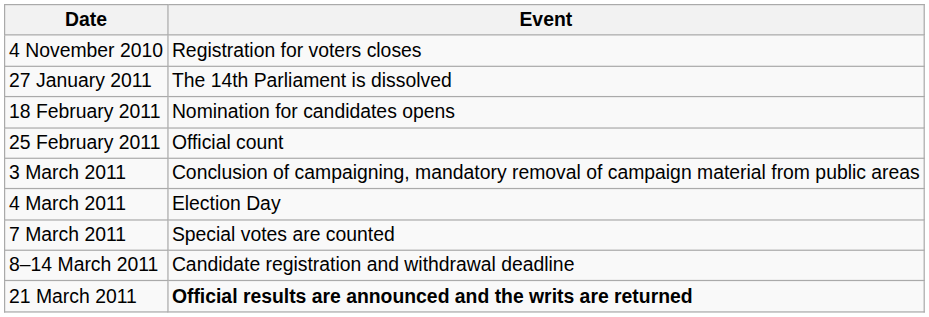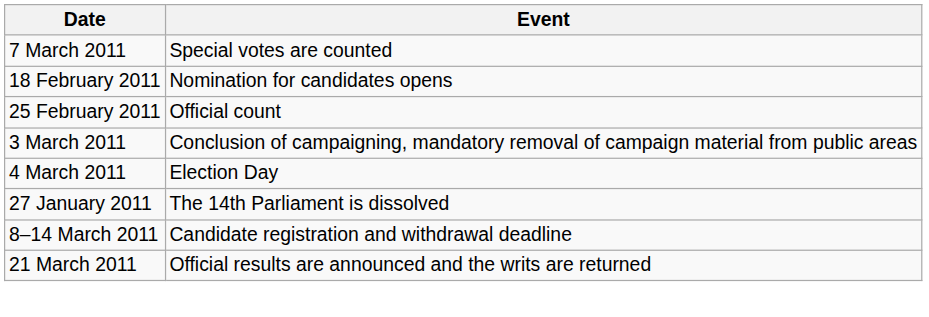- row: (86, 50)
rows swapped: (80, 81) <-> (68, 234)
(432, 296) bold -> (410, 265) normal
